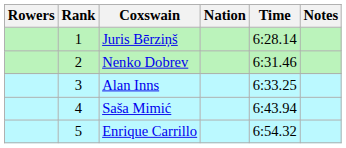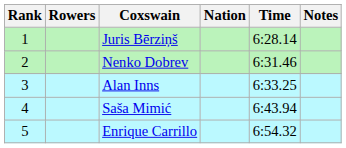columns swapped: (78, 16) <-> (31, 16)
